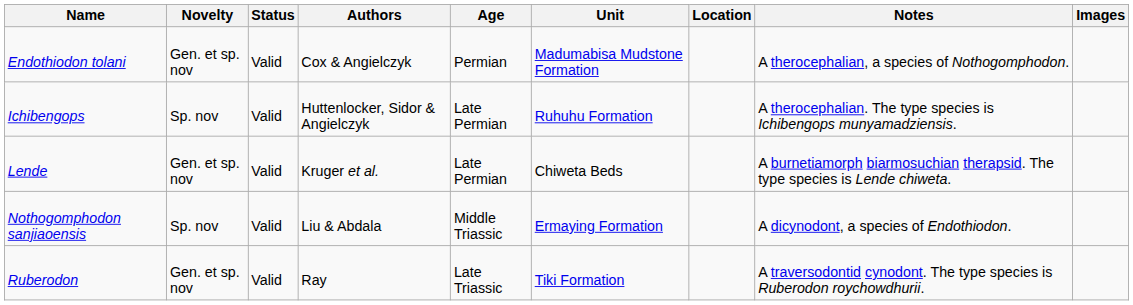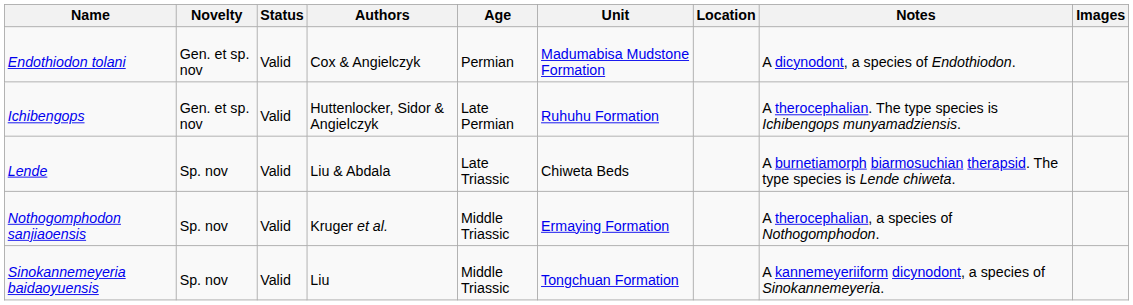(914, 62) A therocephalian, a species of Nothogomphodon. -> (889, 62) A dicynodont, a species of Endothiodon.
(194, 117) Sp. nov -> (215, 117) Gen. et sp. nov
(205, 171) Gen. et sp. nov -> (204, 171) Sp. nov
(340, 171) Kruger et al. -> (350, 171) Liu & Abdala
(480, 171) Late Permian -> (485, 171) Late Triassic
(341, 226) Liu & Abdala -> (349, 226) Kruger et al.
(885, 226) A dicynodont, a species of Endothiodon. -> (857, 226) A therocephalian, a species of Nothogomphodon.
- row: (43, 280)
+ row: (67, 280)
